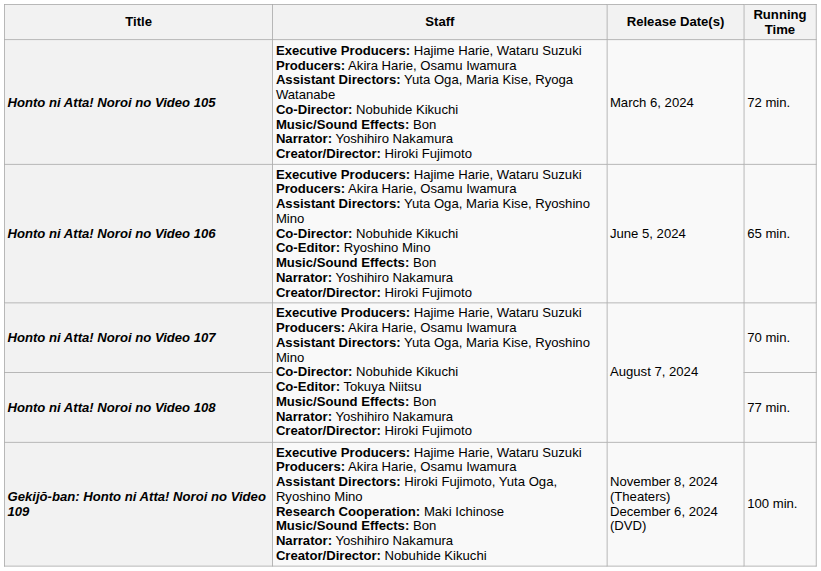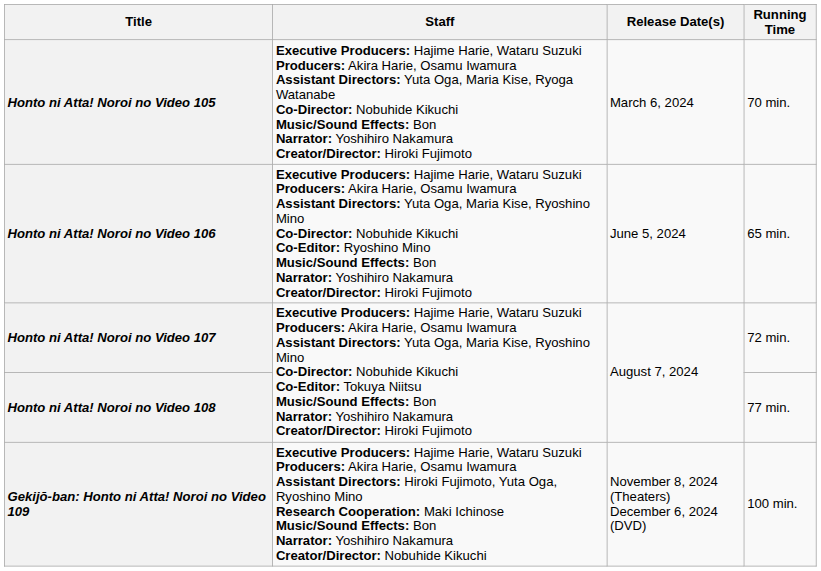(769, 102) 72 min. -> (769, 102) 70 min.
(769, 337) 70 min. -> (769, 337) 72 min.
